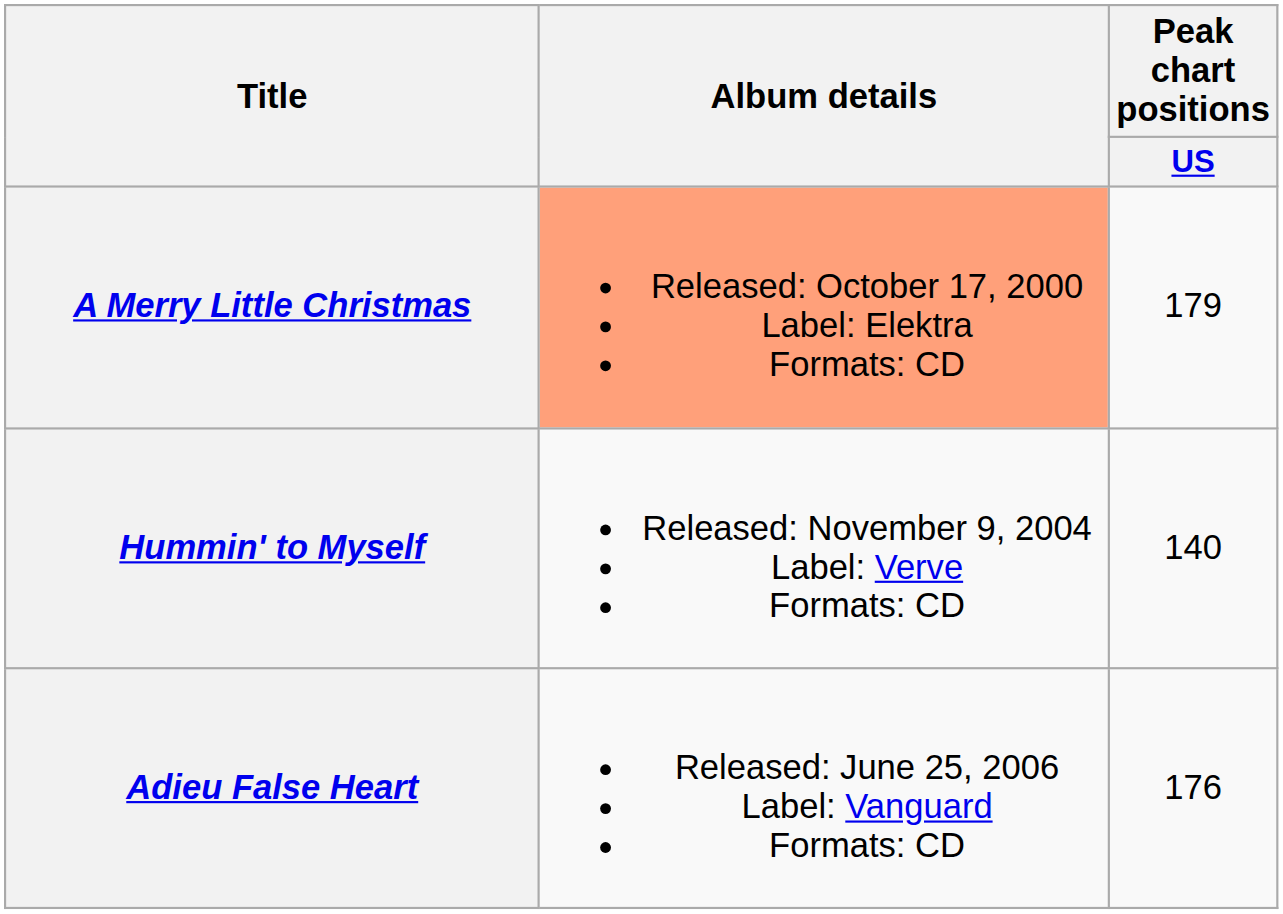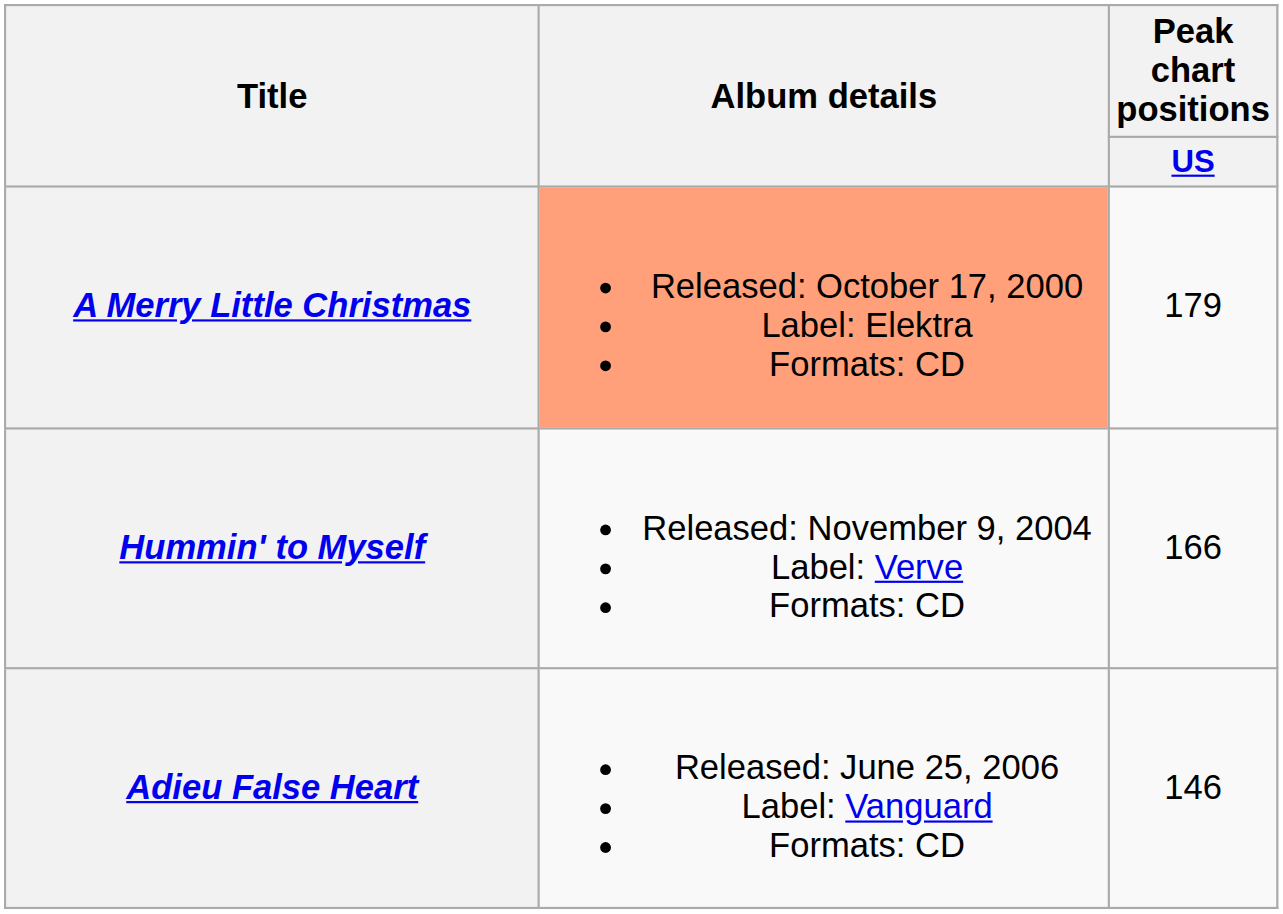(1193, 547) 140 -> (1193, 547) 166
(1193, 787) 176 -> (1193, 787) 146
